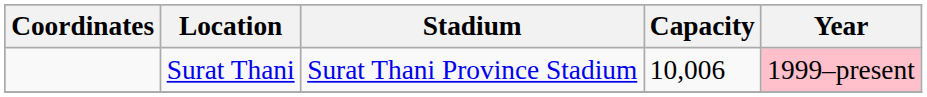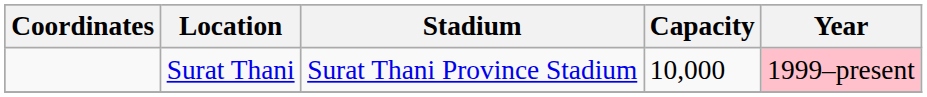(687, 69) 10,006 -> (687, 69) 10,000
